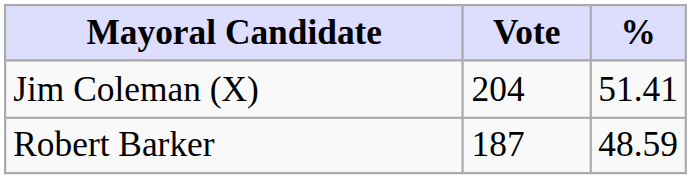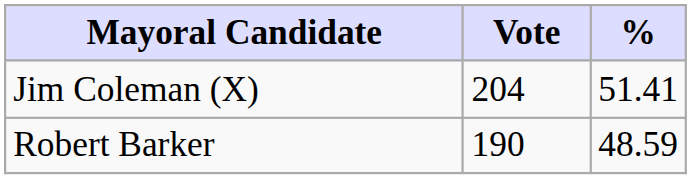(498, 144) 187 -> (498, 144) 190
